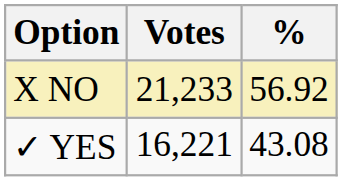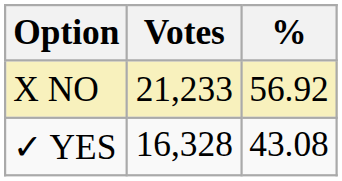(184, 145) 16,221 -> (184, 145) 16,328
